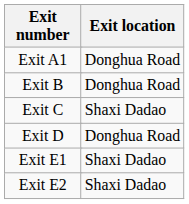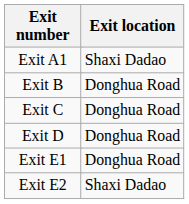(132, 60) Donghua Road -> (125, 60) Shaxi Dadao
(125, 110) Shaxi Dadao -> (132, 110) Donghua Road
(125, 160) Shaxi Dadao -> (132, 160) Donghua Road
